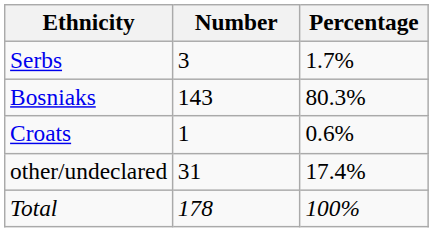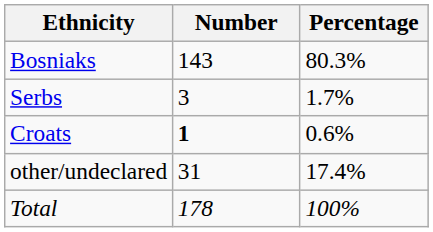rows swapped: (53, 97) <-> (36, 60)
(184, 134) normal -> (184, 134) bold
